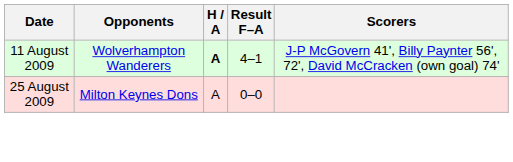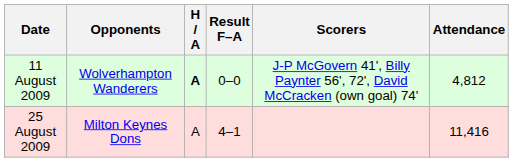+ column: (469, 29)
(251, 58) 4–1 -> (229, 80) 0–0
(251, 94) 0–0 -> (229, 131) 4–1
